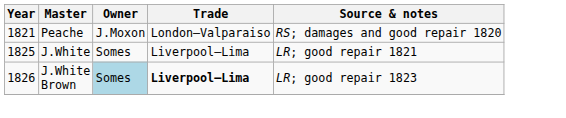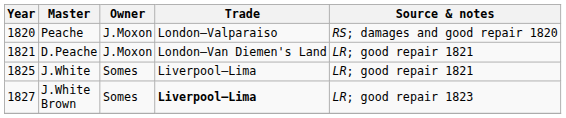(21, 33) 1821 -> (21, 33) 1820
+ row: (69, 52)
(21, 78) 1826 -> (21, 97) 1827
(113, 78) lightblue background -> (121, 97) no background
